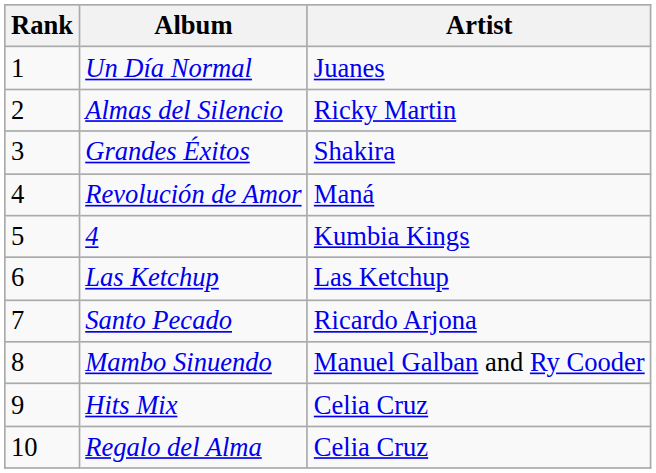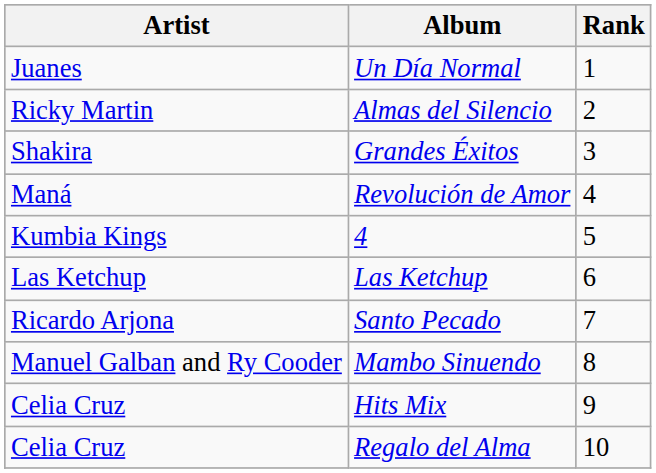columns swapped: (42, 25) <-> (479, 25)
